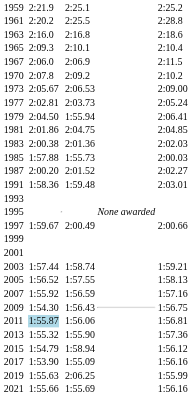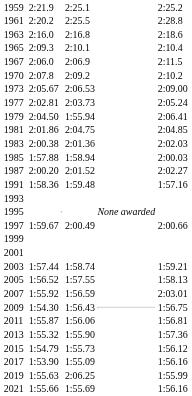(80, 157) 1:55.73 -> (80, 157) 1:58.94
(173, 184) 2:03.01 -> (173, 184) 1:57.16
(173, 294) 1:57.16 -> (173, 294) 2:03.01
(44, 321) lightblue background -> (44, 321) no background
(80, 348) 1:58.94 -> (80, 348) 1:55.73
